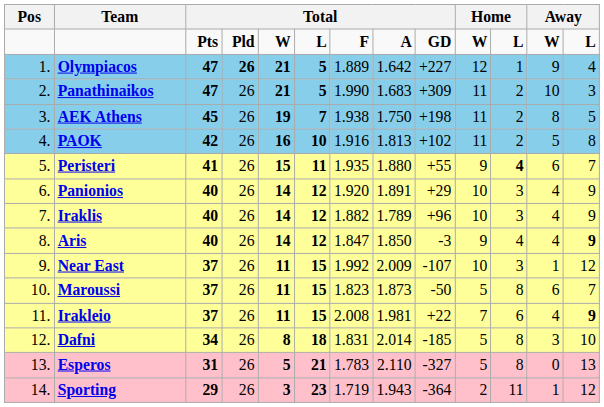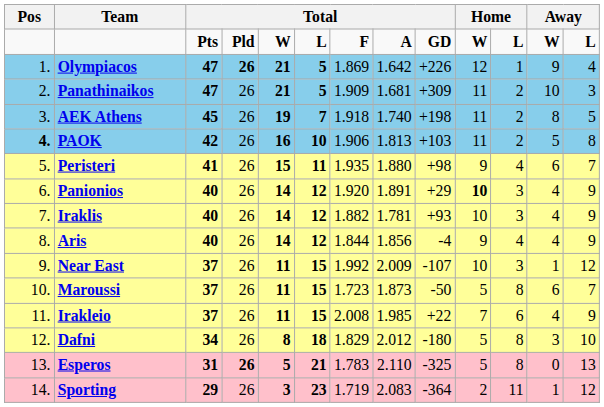(352, 66) 1.889 -> (352, 66) 1.869
(435, 66) +227 -> (435, 66) +226
(352, 91) 1.990 -> (352, 91) 1.909
(394, 91) 1.683 -> (394, 91) 1.681
(352, 116) 1.938 -> (352, 116) 1.918
(394, 116) 1.750 -> (394, 116) 1.740
(45, 141) normal -> (45, 141) bold
(352, 141) 1.916 -> (352, 141) 1.906
(435, 141) +102 -> (435, 141) +103
(439, 166) +55 -> (439, 166) +98
(520, 166) bold -> (520, 166) normal
(480, 191) normal -> (480, 191) bold
(394, 215) 1.789 -> (394, 215) 1.781
(439, 215) +96 -> (439, 215) +93
(352, 240) 1.847 -> (352, 240) 1.844
(394, 240) 1.850 -> (394, 240) 1.856
(445, 240) -3 -> (445, 240) -4
(592, 240) bold -> (592, 240) normal
(352, 290) 1.823 -> (352, 290) 1.723
(394, 315) 1.981 -> (394, 315) 1.985
(592, 315) bold -> (592, 315) normal
(352, 340) 1.831 -> (352, 340) 1.829
(394, 340) 2.014 -> (394, 340) 2.012
(437, 340) -185 -> (437, 340) -180
(247, 365) normal -> (247, 365) bold
(437, 365) -327 -> (437, 365) -325
(394, 389) 1.943 -> (394, 389) 2.083
